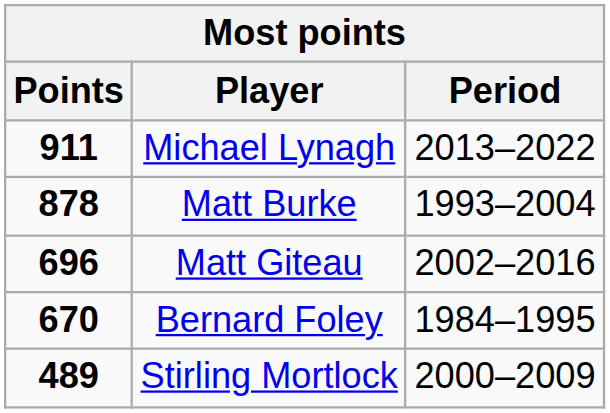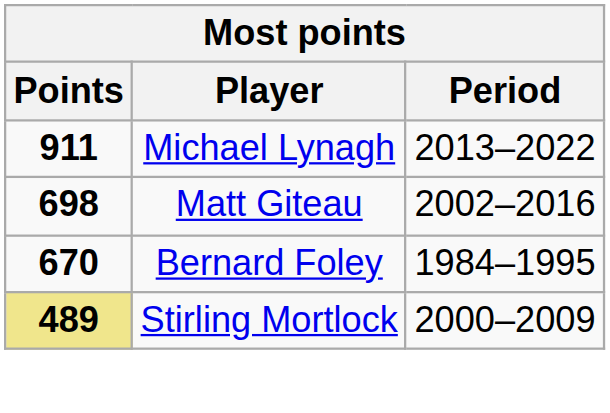- row: (269, 205)
(69, 262) 696 -> (69, 205) 698
(69, 377) no background -> (69, 319) khaki background
